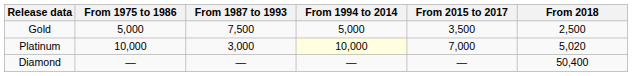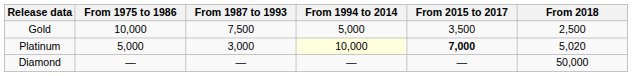(130, 29) 5,000 -> (130, 29) 10,000
(130, 46) 10,000 -> (130, 46) 5,000
(462, 46) normal -> (462, 46) bold
(572, 63) 50,400 -> (572, 63) 50,000
